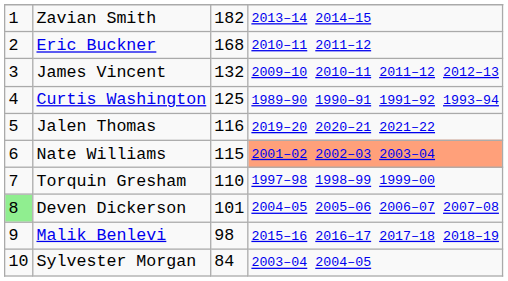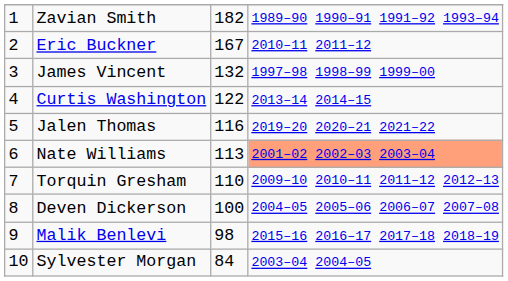(311, 18) 2013–14 2014–15 -> (375, 18) 1989–90 1990–91 1991–92 1993–94
(229, 45) 168 -> (229, 45) 167
(375, 72) 2009–10 2010–11 2011–12 2012–13 -> (343, 72) 1997–98 1998–99 1999–00
(229, 100) 125 -> (229, 100) 122
(375, 100) 1989–90 1990–91 1991–92 1993–94 -> (311, 100) 2013–14 2014–15
(229, 154) 115 -> (229, 154) 113
(343, 181) 1997–98 1998–99 1999–00 -> (375, 181) 2009–10 2010–11 2011–12 2012–13
(14, 208) lightgreen background -> (14, 208) no background
(229, 208) 101 -> (229, 208) 100
